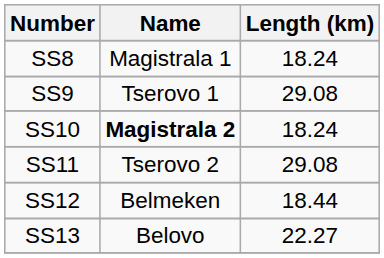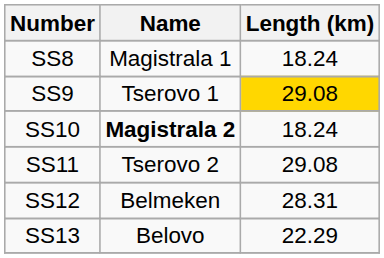(310, 94) no background -> (310, 94) gold background
(310, 200) 18.44 -> (310, 200) 28.31
(310, 236) 22.27 -> (310, 236) 22.29
